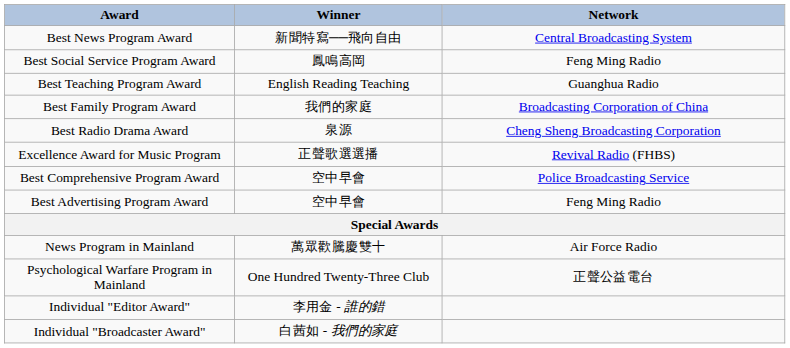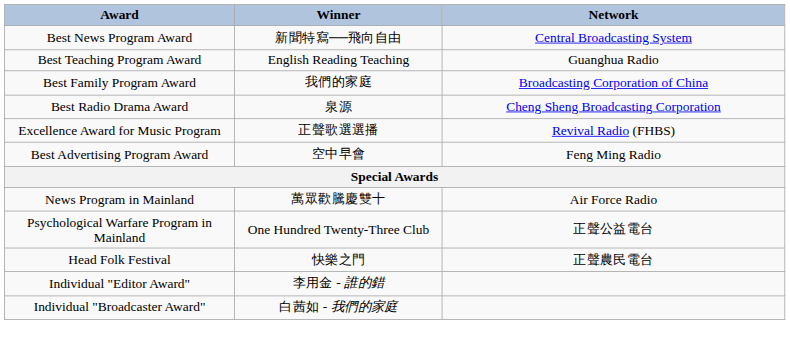- row: (120, 61)
- row: (120, 178)
+ row: (120, 259)
